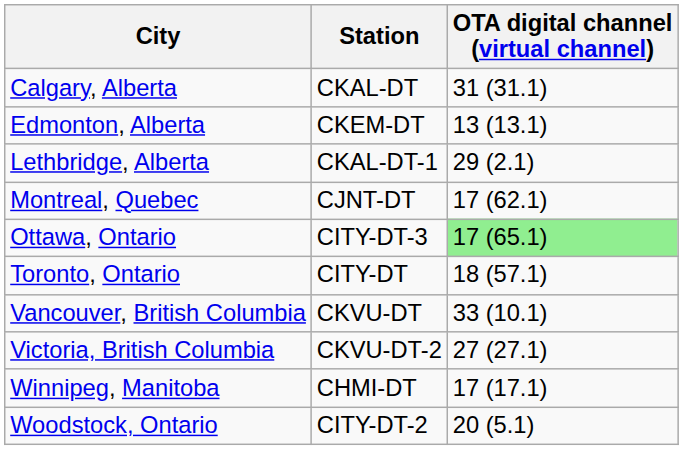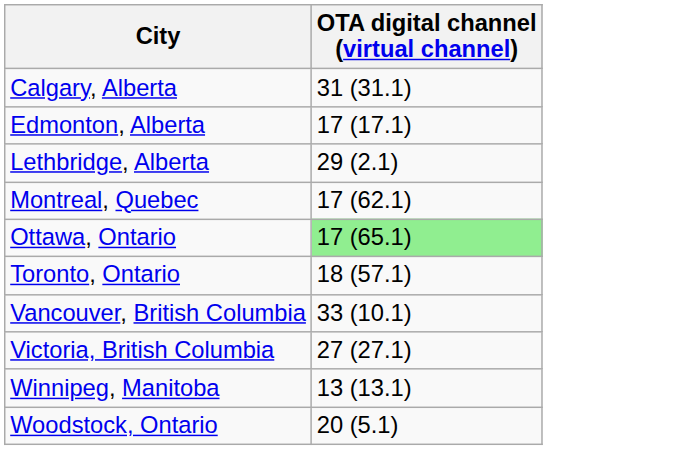- column: (379, 36)
(500, 125) 13 (13.1) -> (364, 125) 17 (17.1)
(500, 387) 17 (17.1) -> (364, 387) 13 (13.1)
